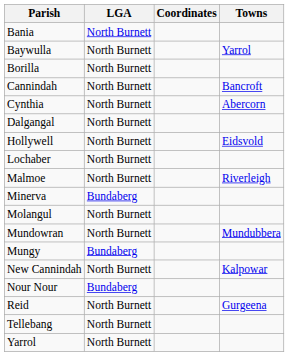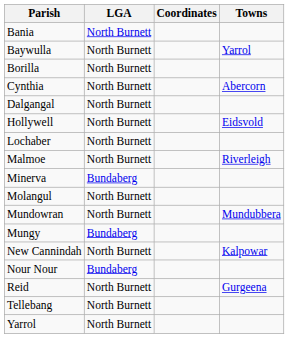- row: (32, 86)
